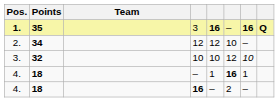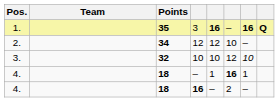columns swapped: (127, 12) <-> (47, 12)
(17, 27) bold -> (17, 27) normal
